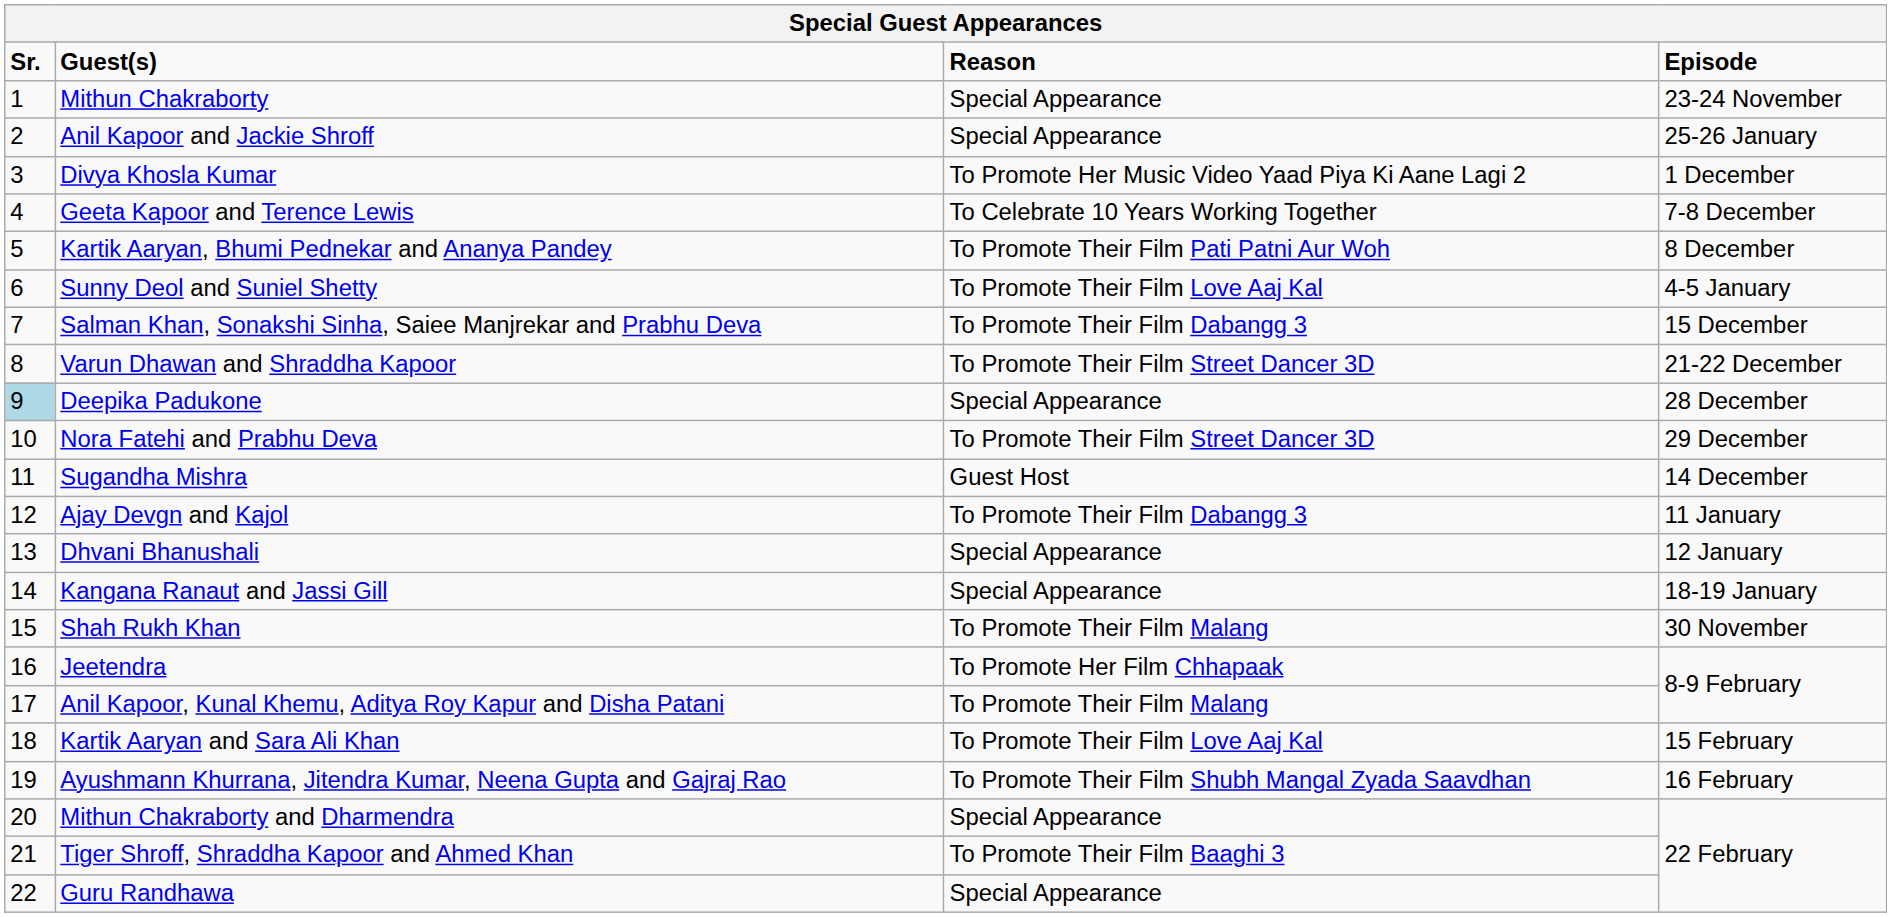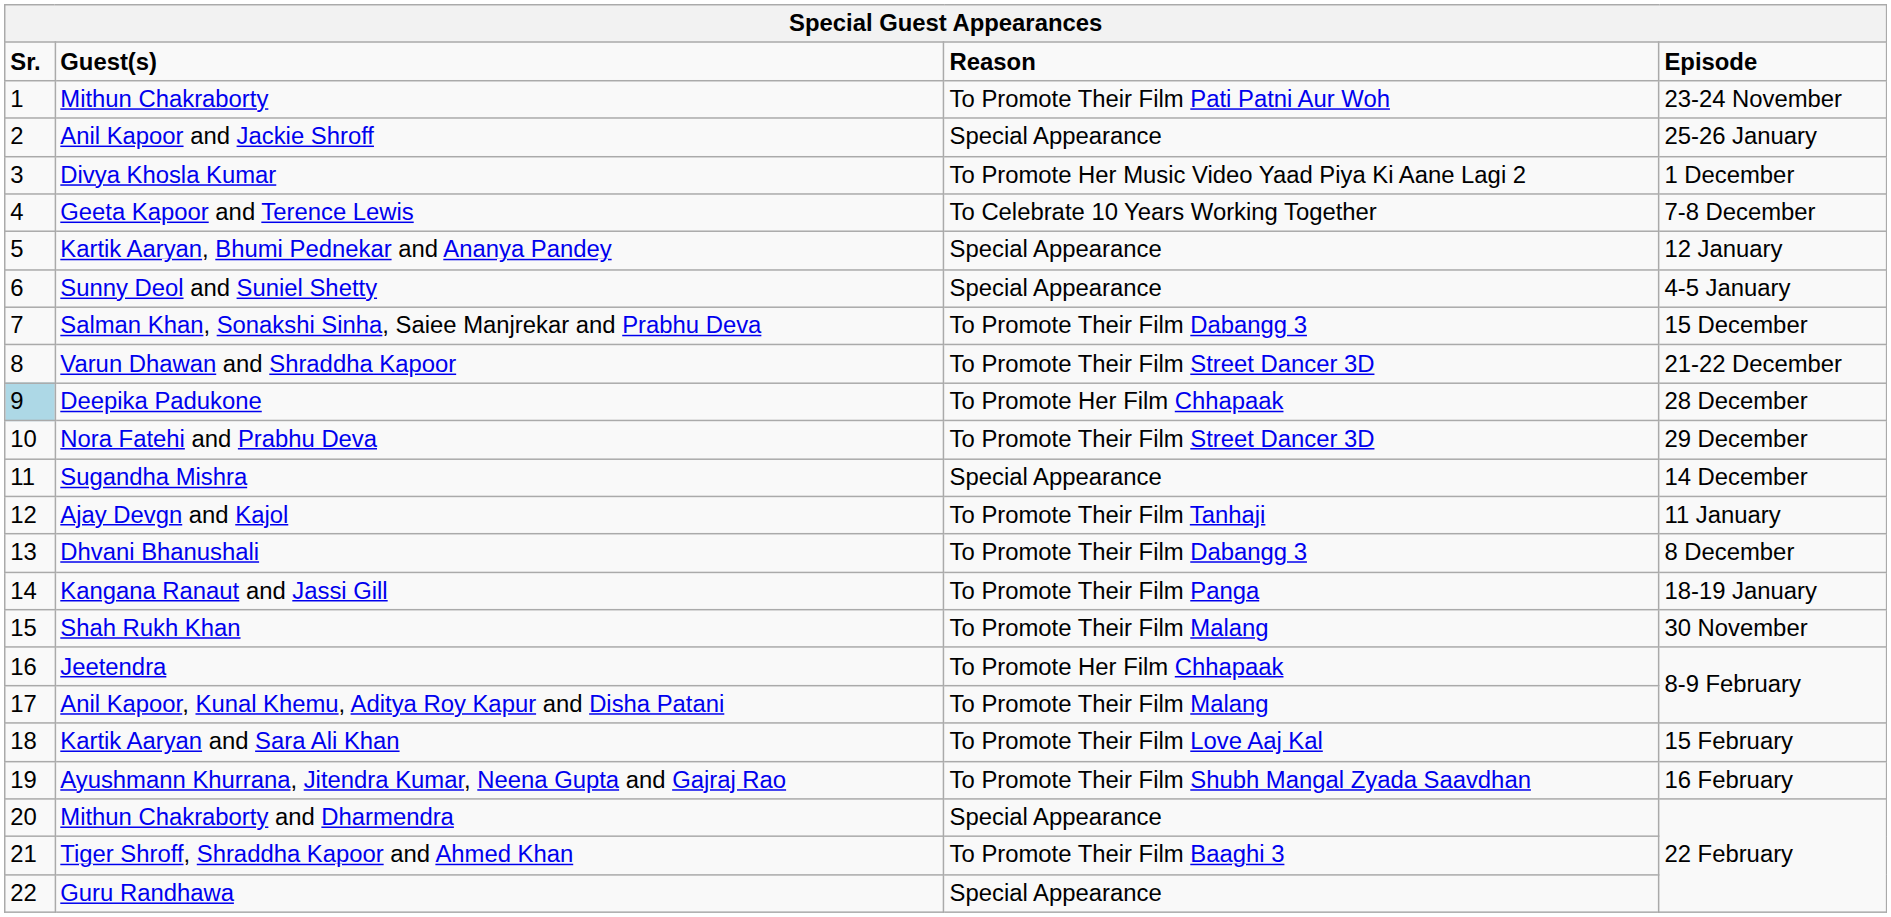(1056, 99) Special Appearance -> (1170, 99) To Promote Their Film Pati Patni Aur Woh
(1170, 250) To Promote Their Film Pati Patni Aur Woh -> (1056, 250) Special Appearance
(1729, 250) 8 December -> (1723, 250) 12 January
(1136, 288) To Promote Their Film Love Aaj Kal -> (1056, 288) Special Appearance
(1056, 401) Special Appearance -> (1117, 401) To Promote Her Film Chhapaak
(1009, 477) Guest Host -> (1056, 477) Special Appearance
(1128, 514) To Promote Their Film Dabangg 3 -> (1107, 514) To Promote Their Film Tanhaji
(1056, 552) Special Appearance -> (1128, 552) To Promote Their Film Dabangg 3
(1723, 552) 12 January -> (1729, 552) 8 December
(1056, 590) Special Appearance -> (1104, 590) To Promote Their Film Panga
